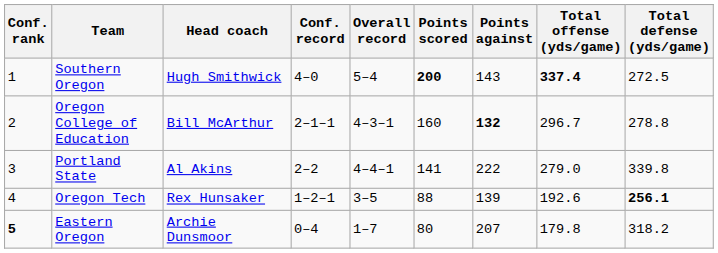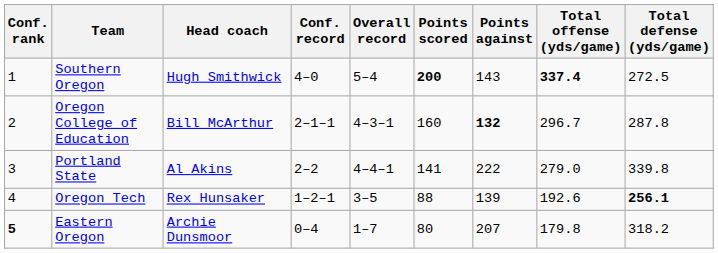(649, 123) 278.8 -> (649, 123) 287.8
